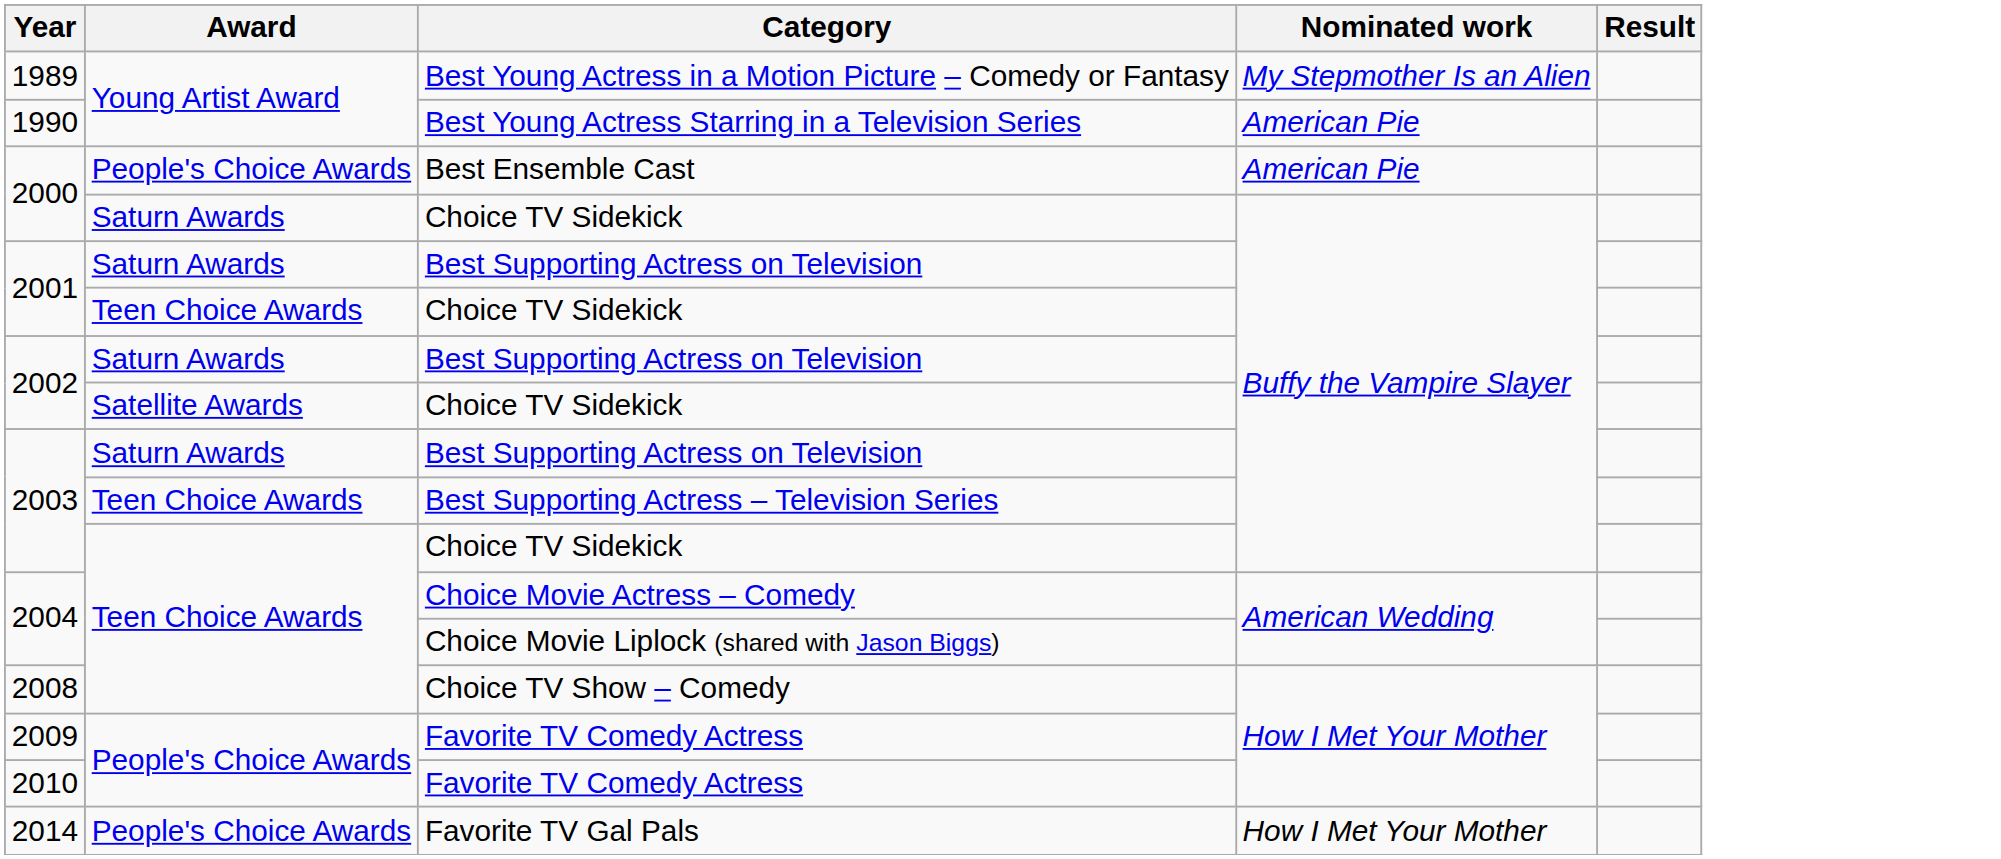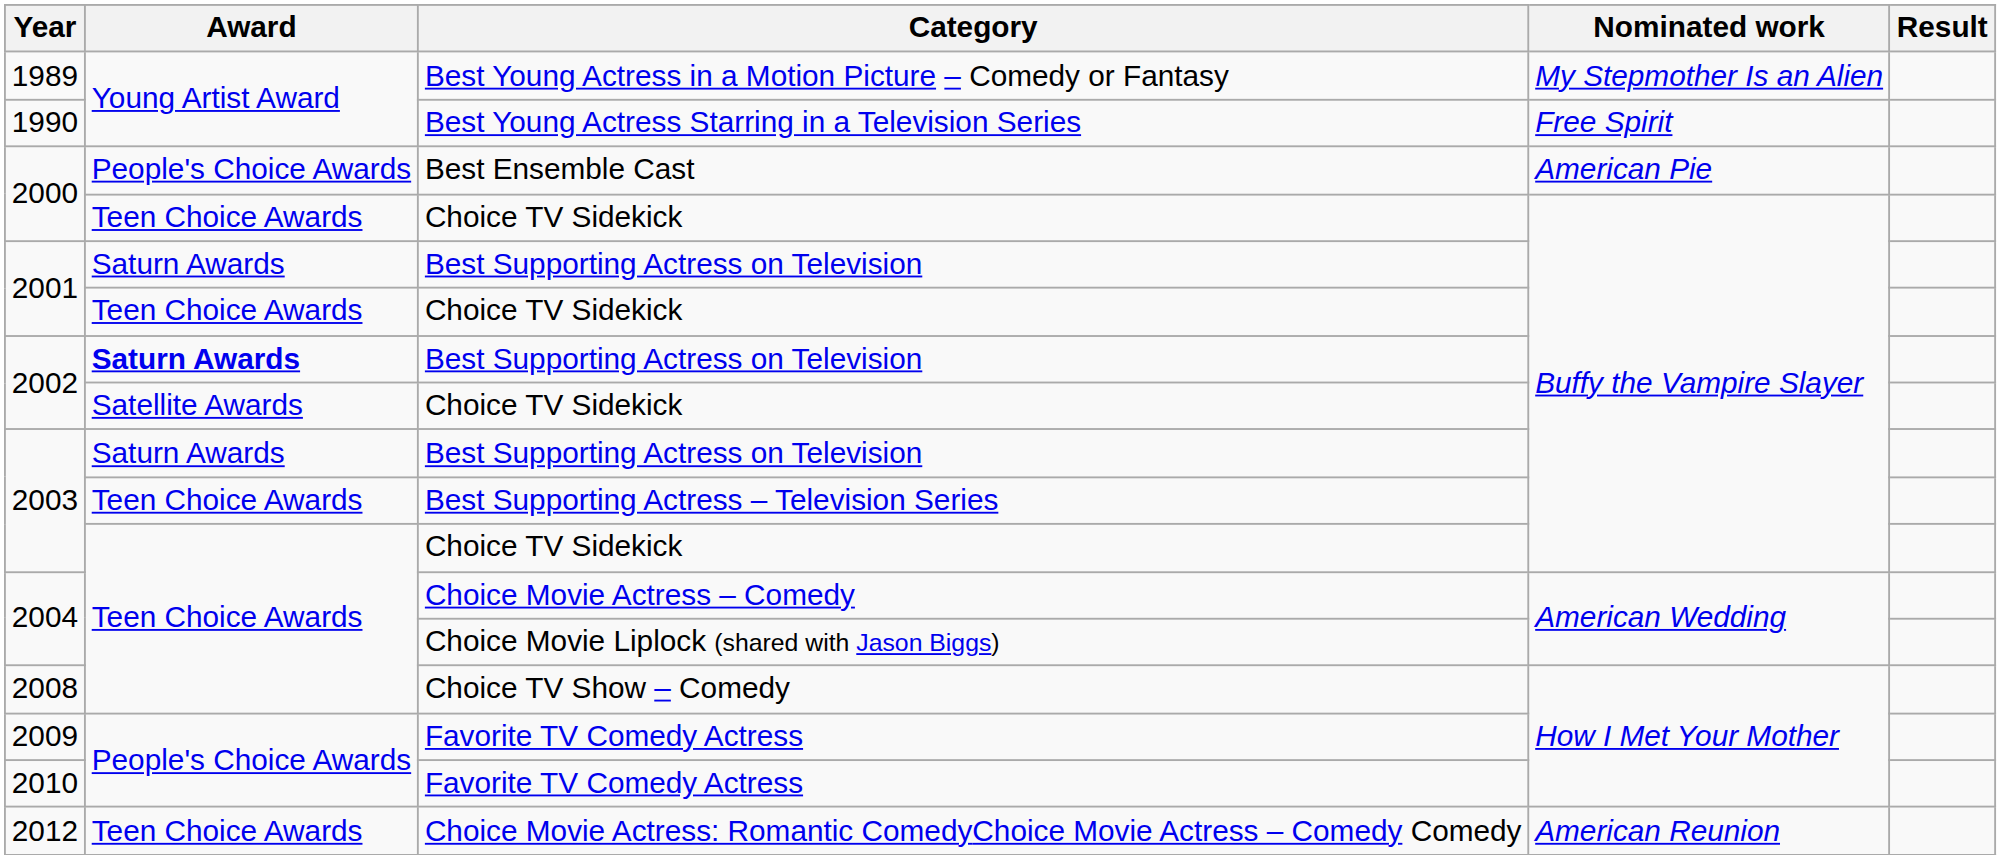(1331, 122) American Pie -> (1604, 122) Free Spirit
(188, 216) Saturn Awards -> (227, 216) Teen Choice Awards
(188, 358) normal -> (196, 358) bold
+ row: (45, 830)
- row: (45, 830)
